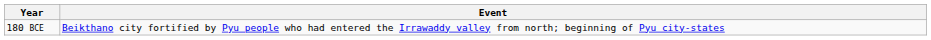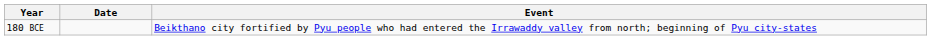+ column: (106, 12)
